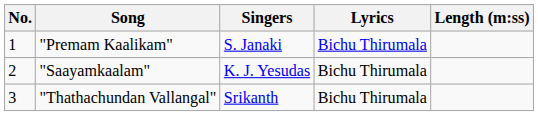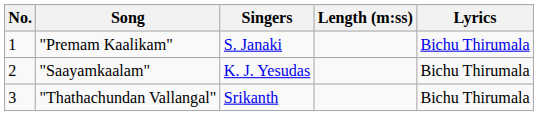columns swapped: (372, 17) <-> (482, 17)
